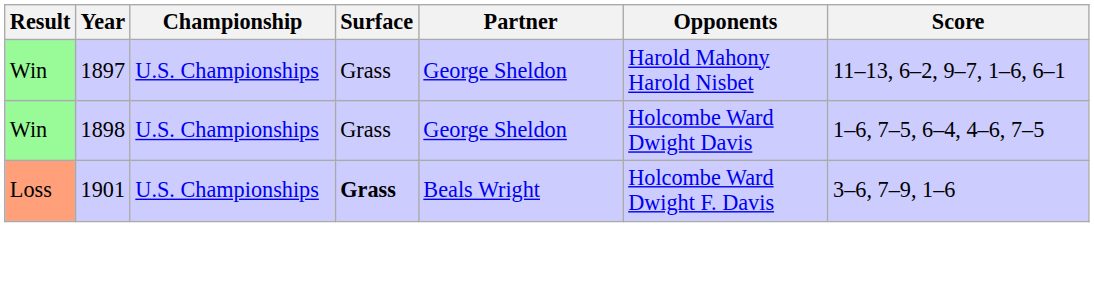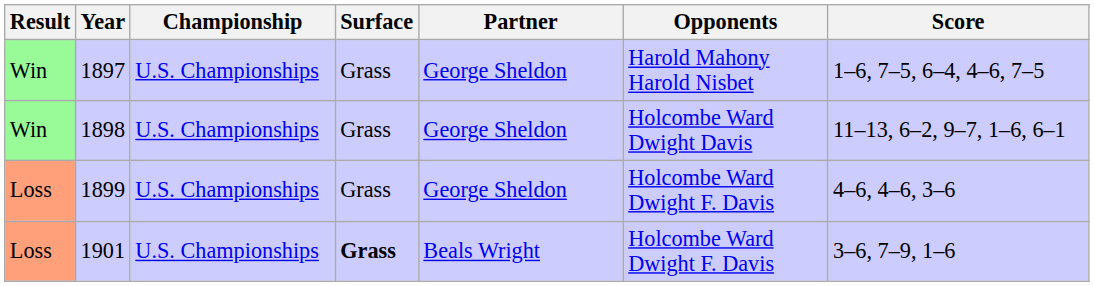(949, 69) 11–13, 6–2, 9–7, 1–6, 6–1 -> (939, 69) 1–6, 7–5, 6–4, 4–6, 7–5
(939, 130) 1–6, 7–5, 6–4, 4–6, 7–5 -> (949, 130) 11–13, 6–2, 9–7, 1–6, 6–1
+ row: (103, 190)
